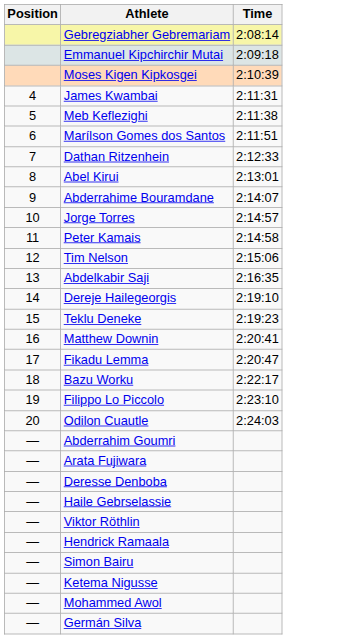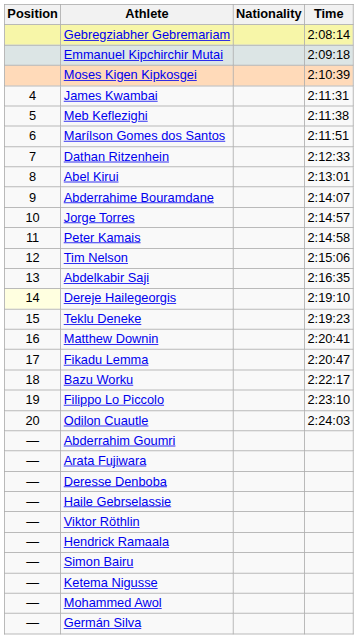+ column: (269, 14)
(33, 298) no background -> (33, 298) lightyellow background
